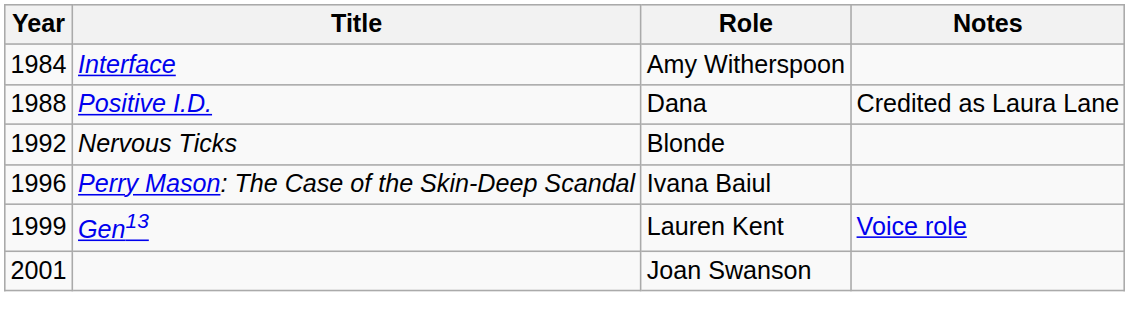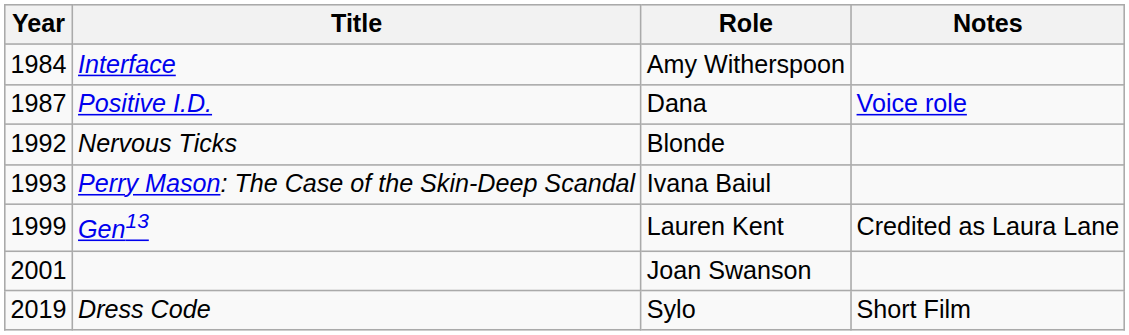(39, 104) 1988 -> (39, 104) 1987
(988, 104) Credited as Laura Lane -> (912, 104) Voice role
(39, 183) 1996 -> (39, 183) 1993
(912, 226) Voice role -> (988, 226) Credited as Laura Lane
+ row: (144, 310)
